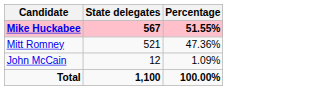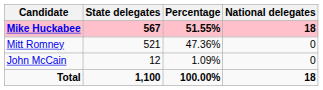+ column: (270, 12)
